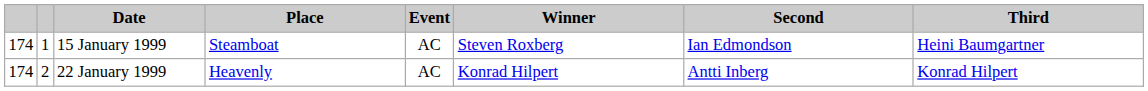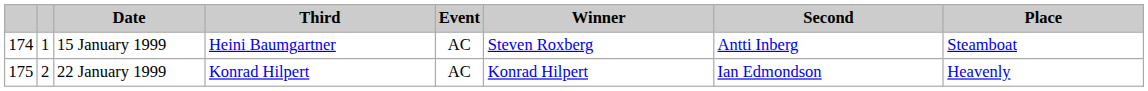columns swapped: (305, 17) <-> (1028, 17)
(740, 44) Ian Edmondson -> (758, 44) Antti Inberg
(21, 71) 174 -> (21, 71) 175
(728, 71) Antti Inberg -> (770, 71) Ian Edmondson
